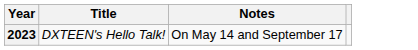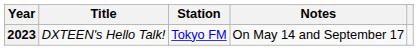+ column: (199, 14)
